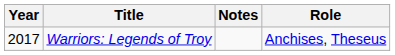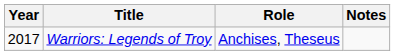columns swapped: (326, 15) <-> (238, 15)
